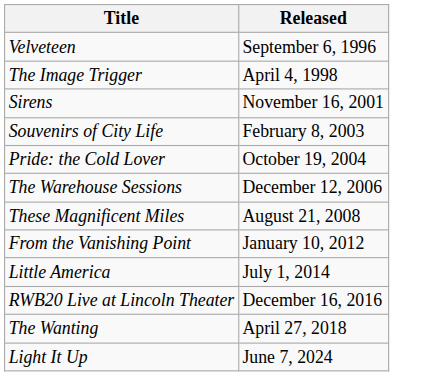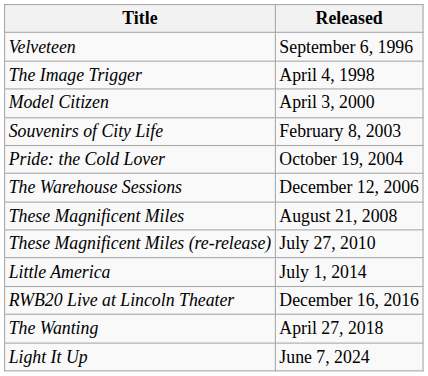+ row: (59, 103)
- row: (31, 103)
+ row: (140, 243)
- row: (100, 243)
